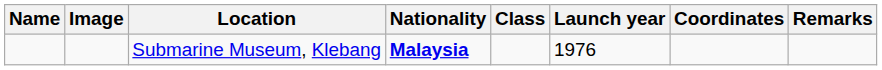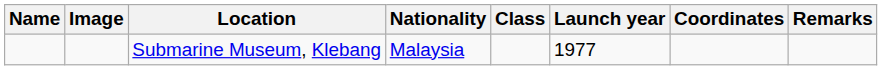(429, 49) bold -> (427, 49) normal
(575, 49) 1976 -> (575, 49) 1977
